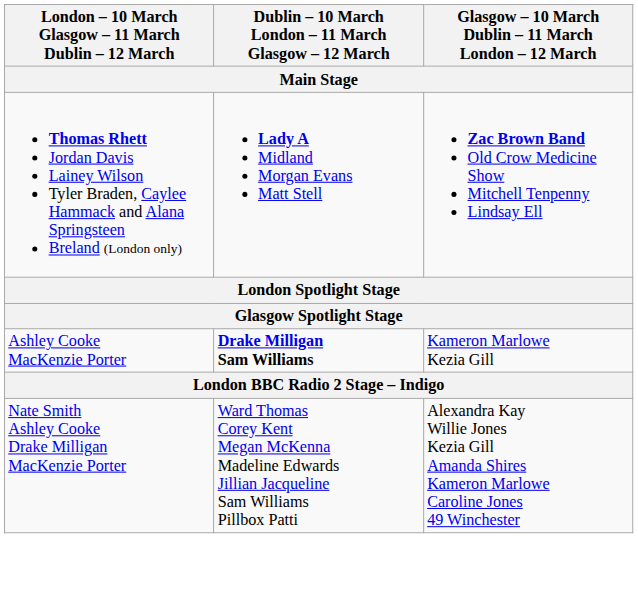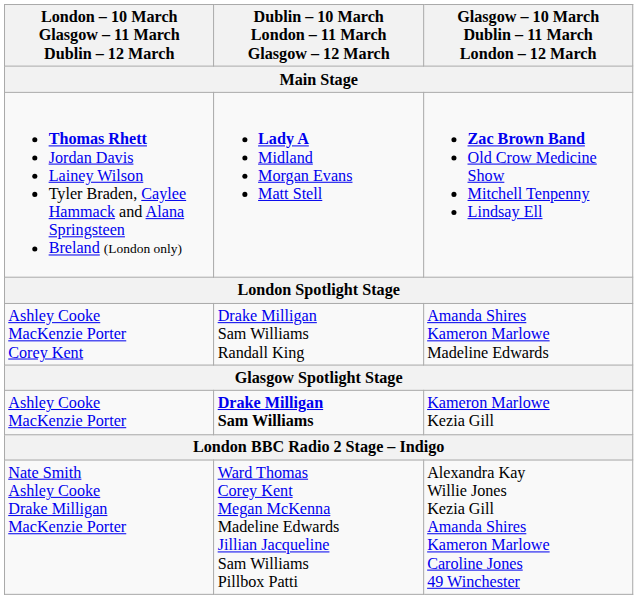+ row: (67, 333)
